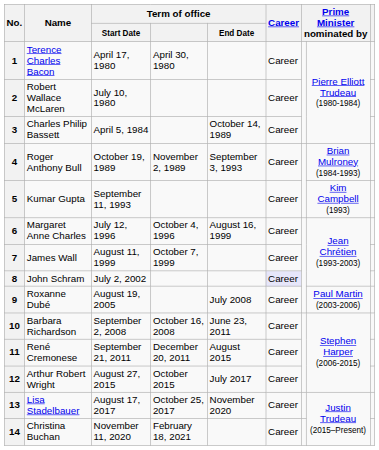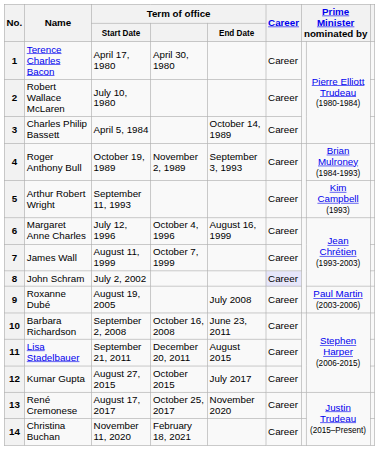(56, 199) Kumar Gupta -> (56, 199) Arthur Robert Wright
(52, 352) René Cremonese -> (53, 352) Lisa Stadelbauer
(56, 379) Arthur Robert Wright -> (56, 379) Kumar Gupta
(53, 405) Lisa Stadelbauer -> (52, 405) René Cremonese
